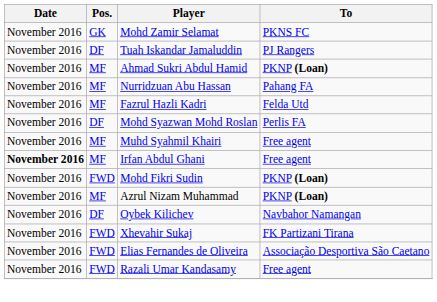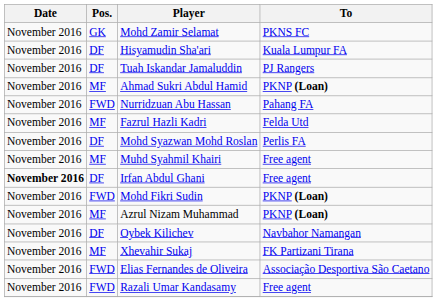+ row: (165, 50)
(98, 86) MF -> (102, 104) FWD
(98, 159) MF -> (97, 178) DF
(102, 232) FWD -> (98, 251) MF
